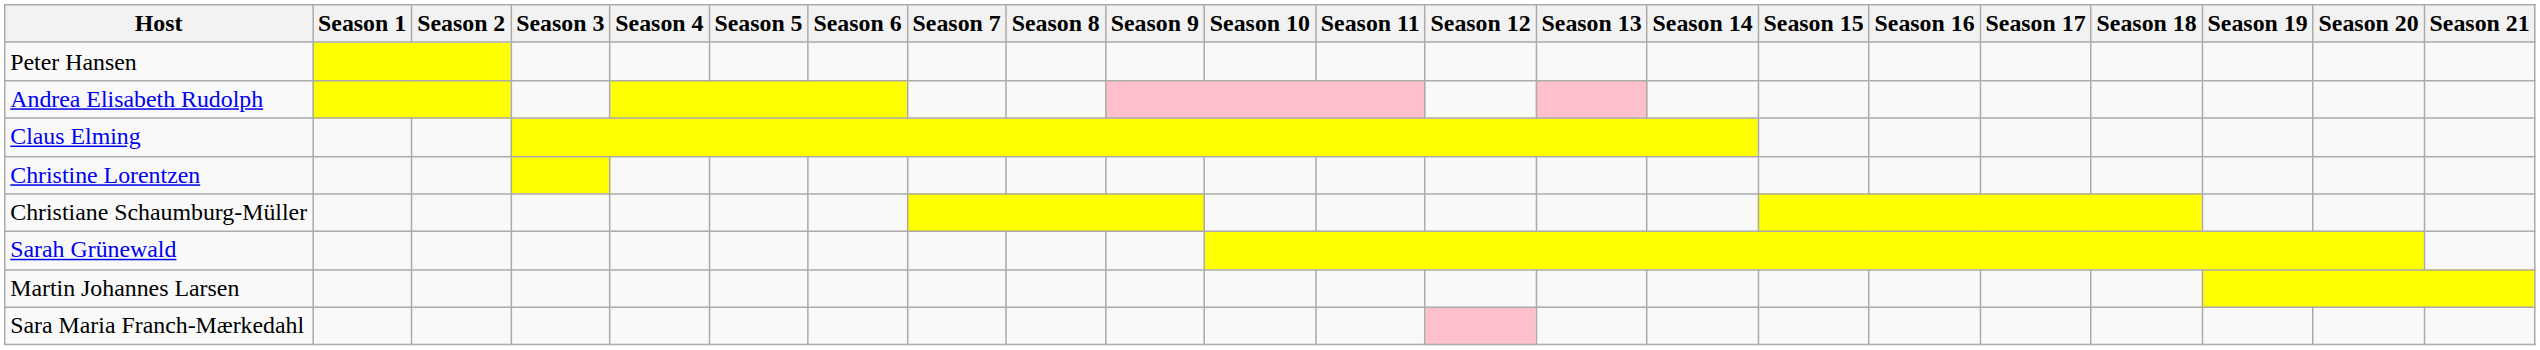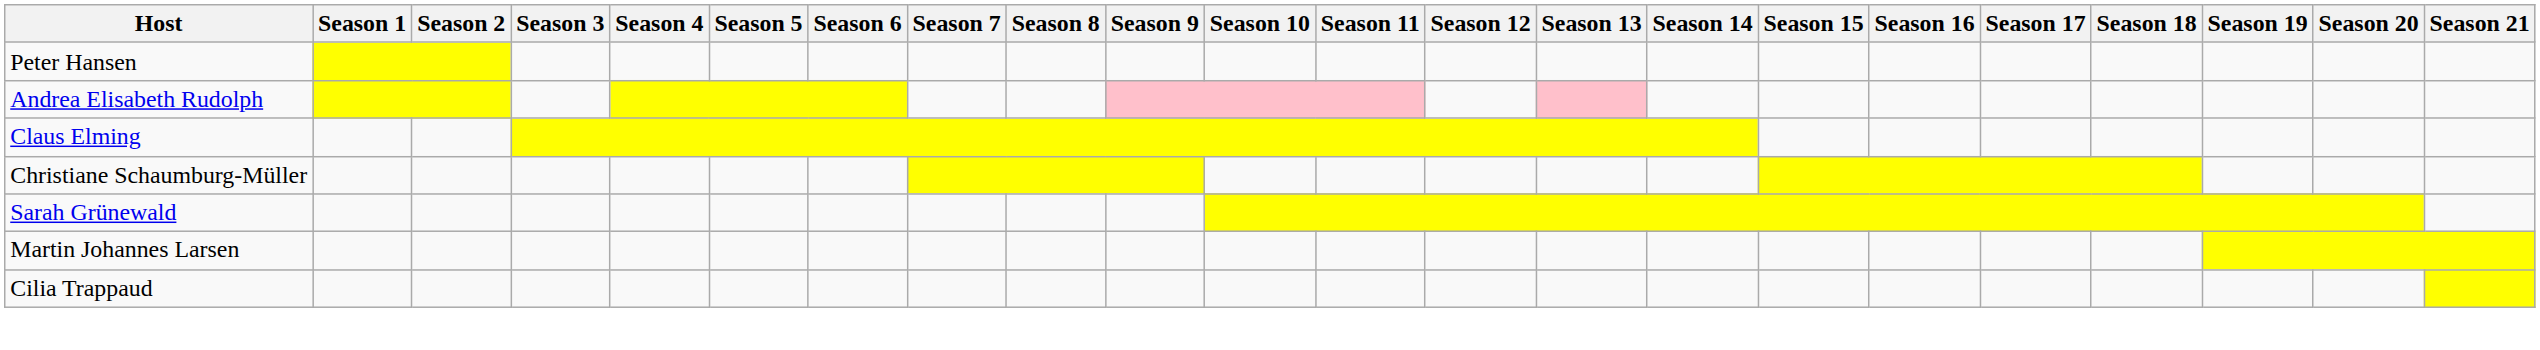- row: (105, 174)
+ row: (81, 288)
- row: (157, 325)
